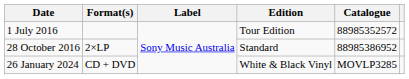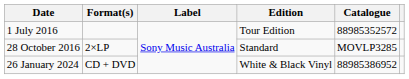(367, 47) 88985386952 -> (367, 47) MOVLP3285
(367, 64) MOVLP3285 -> (367, 64) 88985386952
